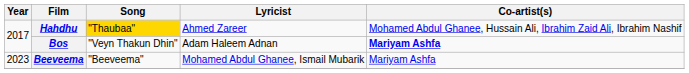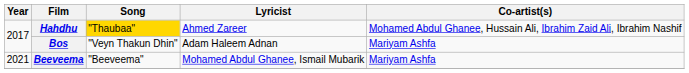(405, 44) bold -> (402, 44) normal
(18, 60) 2023 -> (18, 60) 2021
